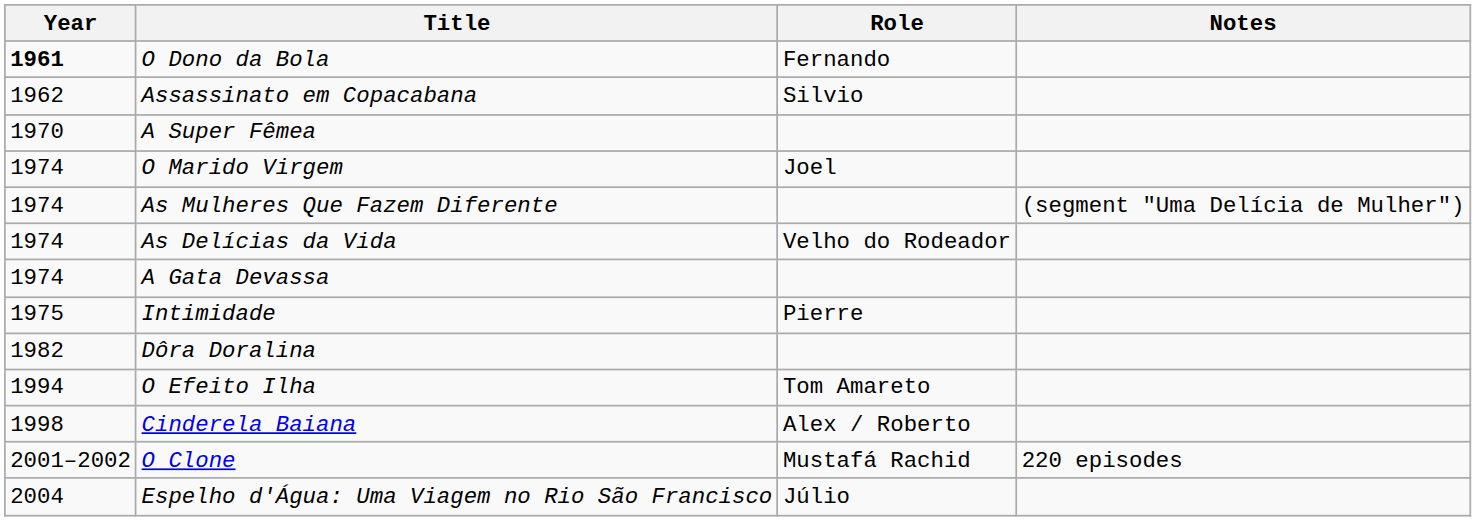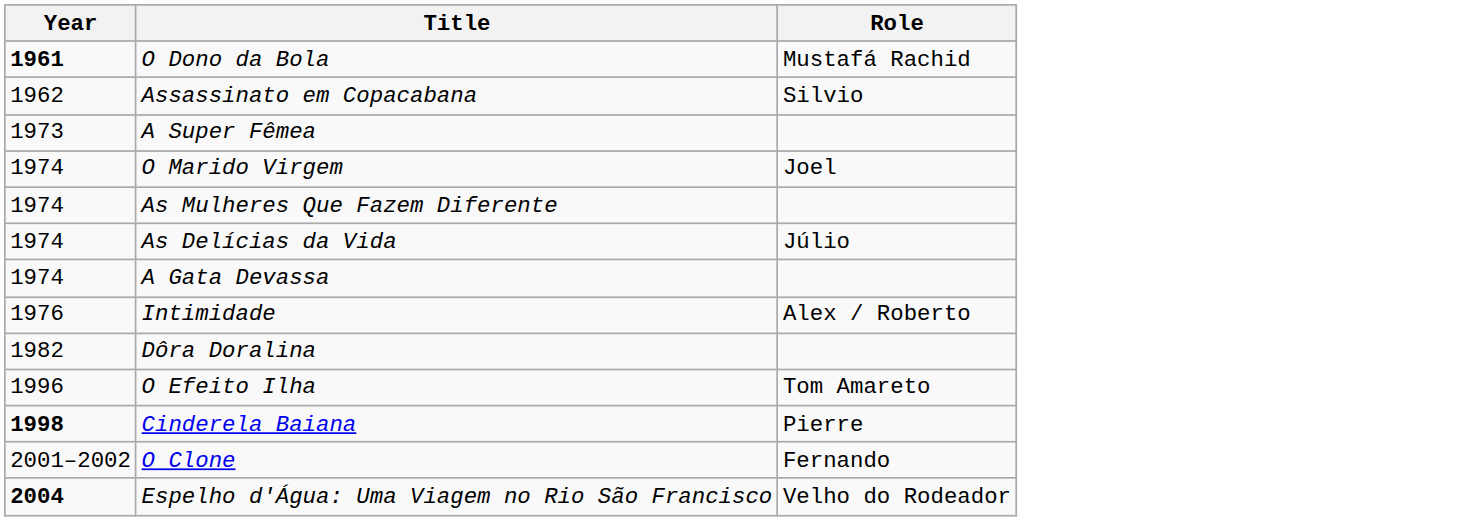- column: (1243, 23)
(837, 60) Fernando -> (877, 60) Mustafá Rachid
(37, 132) 1970 -> (37, 132) 1973
(897, 242) Velho do Rodeador -> (816, 242) Júlio
(37, 315) 1975 -> (37, 315) 1976
(823, 315) Pierre -> (877, 315) Alex / Roberto
(37, 388) 1994 -> (37, 388) 1996
(37, 424) normal -> (37, 424) bold
(877, 424) Alex / Roberto -> (823, 424) Pierre
(877, 460) Mustafá Rachid -> (837, 460) Fernando
(37, 497) normal -> (37, 497) bold
(816, 497) Júlio -> (897, 497) Velho do Rodeador
